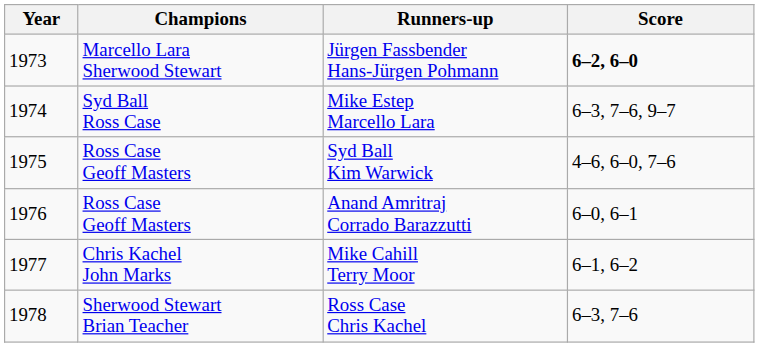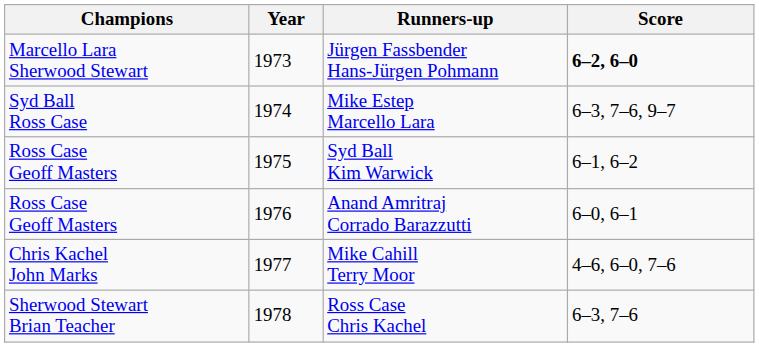columns swapped: (41, 19) <-> (201, 19)
(624, 162) 4–6, 6–0, 7–6 -> (605, 162) 6–1, 6–2
(605, 264) 6–1, 6–2 -> (624, 264) 4–6, 6–0, 7–6
